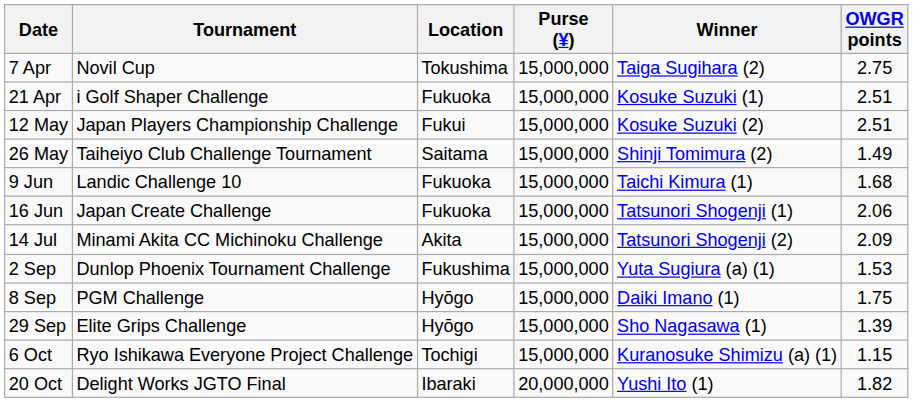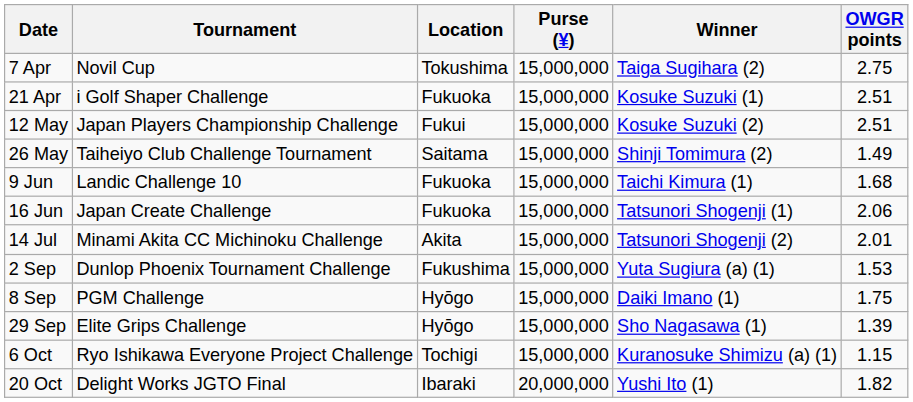(875, 240) 2.09 -> (875, 240) 2.01
